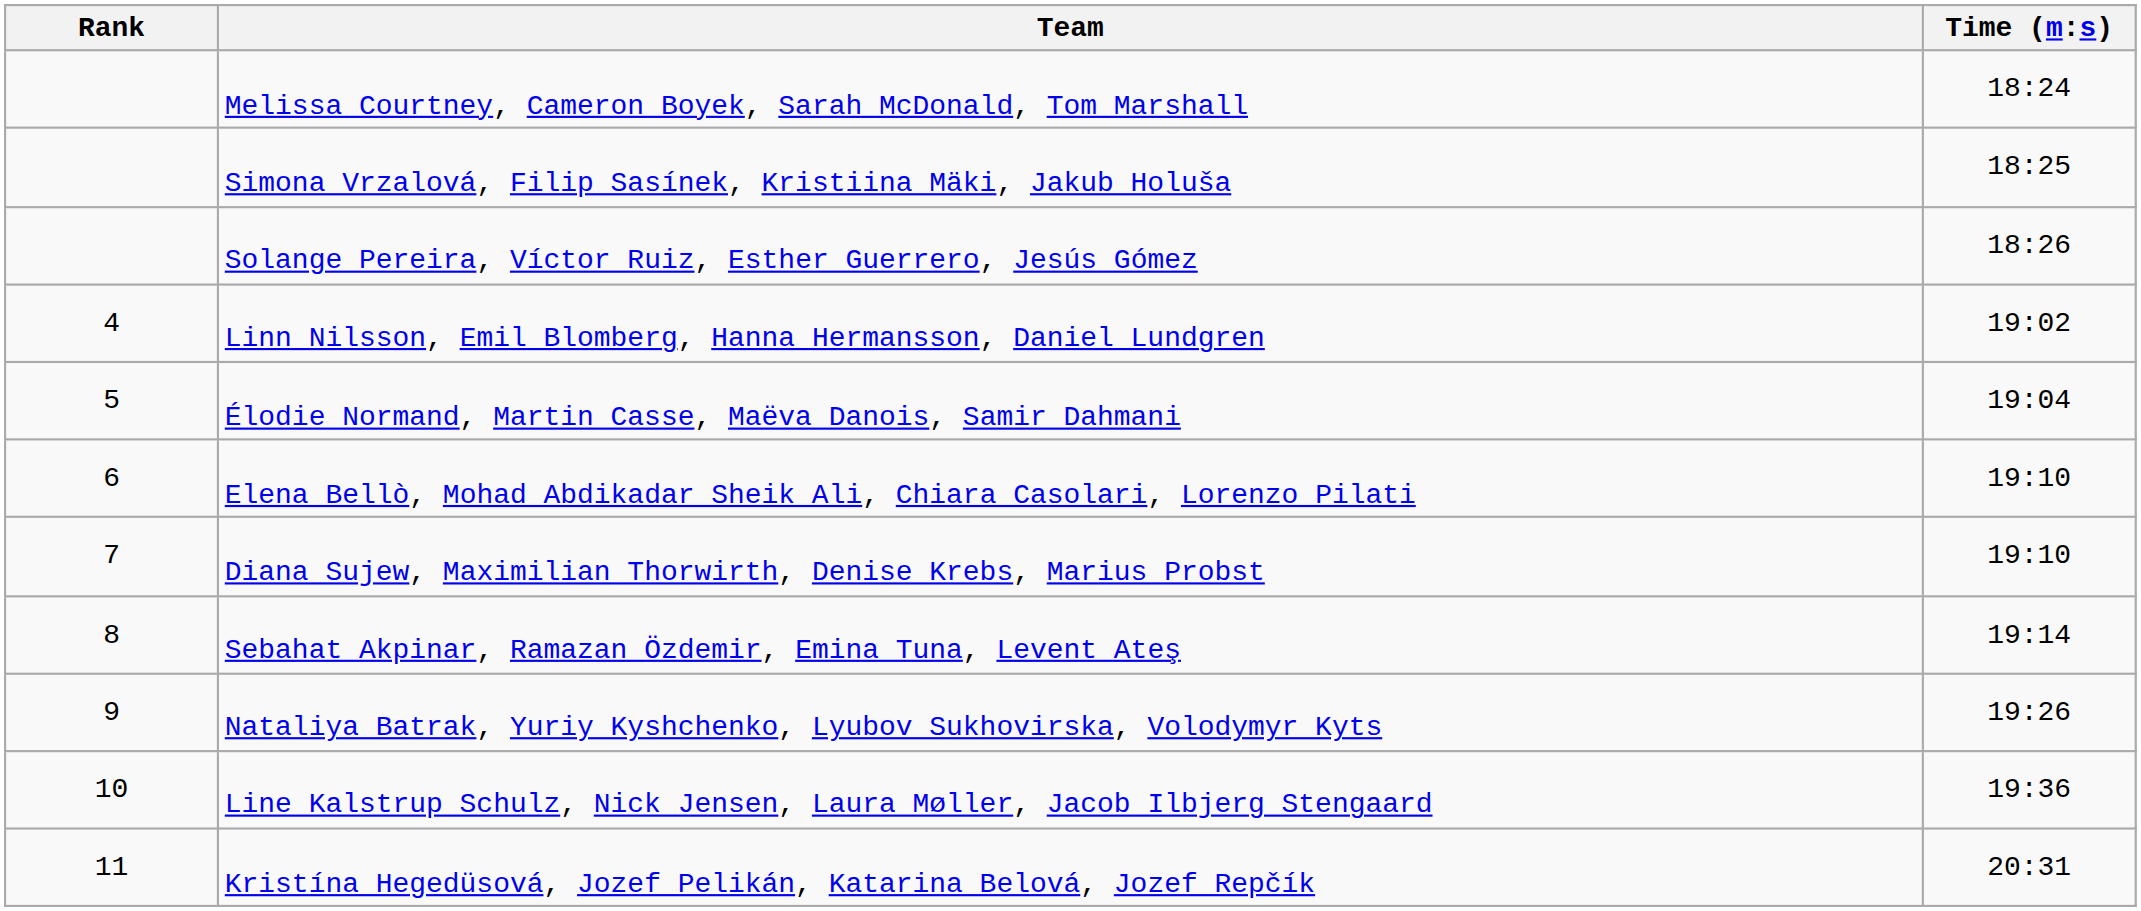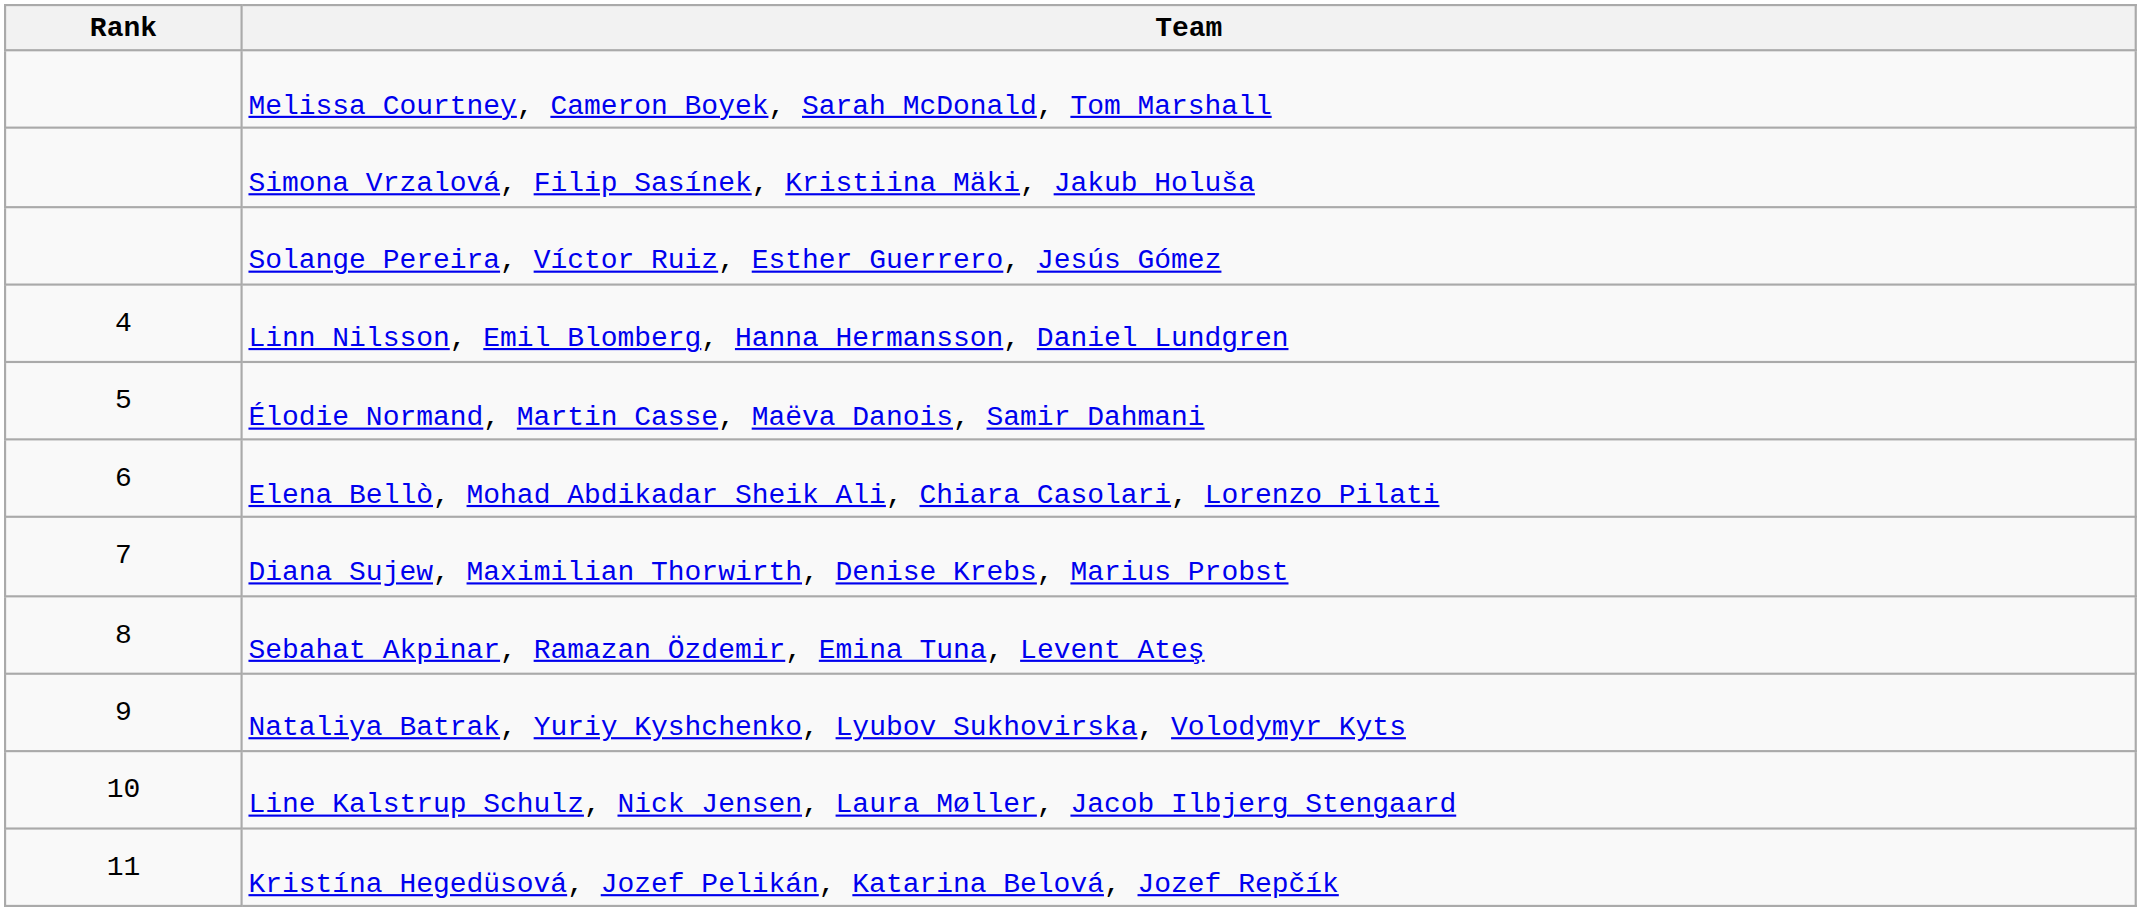- column: (2029, 28)
